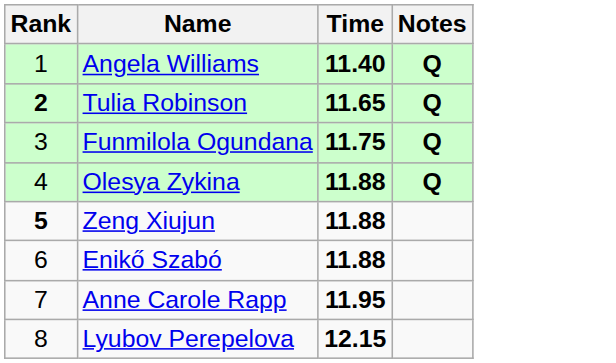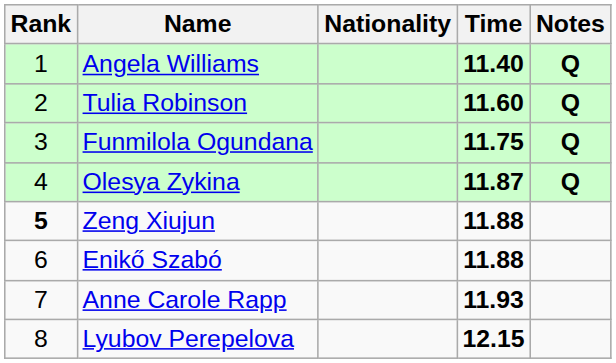+ column: (388, 24)
(41, 102) bold -> (41, 102) normal
(355, 102) 11.65 -> (493, 102) 11.60
(355, 181) 11.88 -> (493, 181) 11.87
(355, 299) 11.95 -> (493, 299) 11.93
